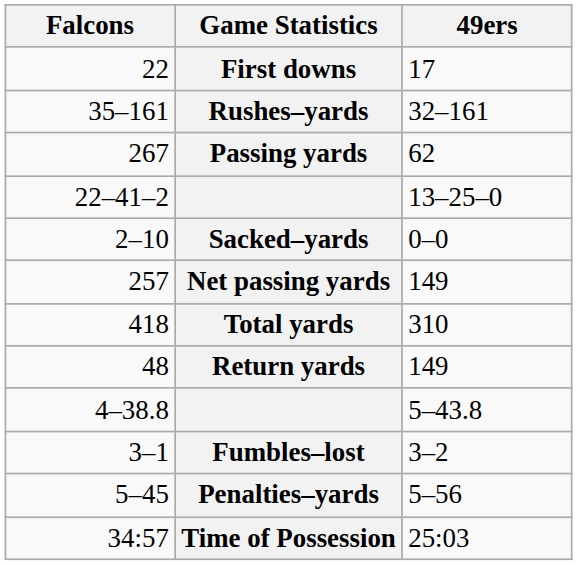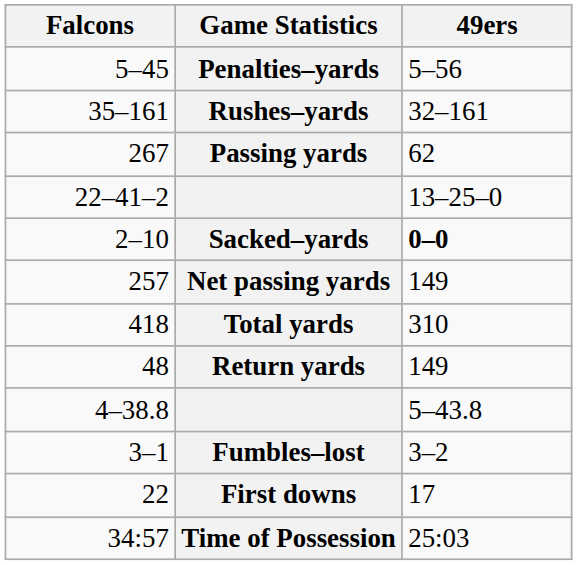rows swapped: (155, 68) <-> (142, 494)
(428, 238) normal -> (428, 238) bold
